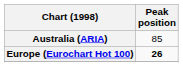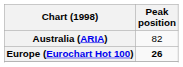(157, 38) 85 -> (157, 38) 82
